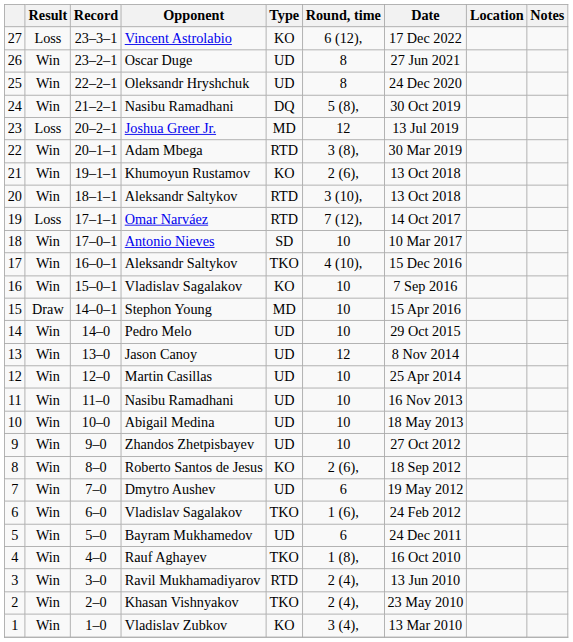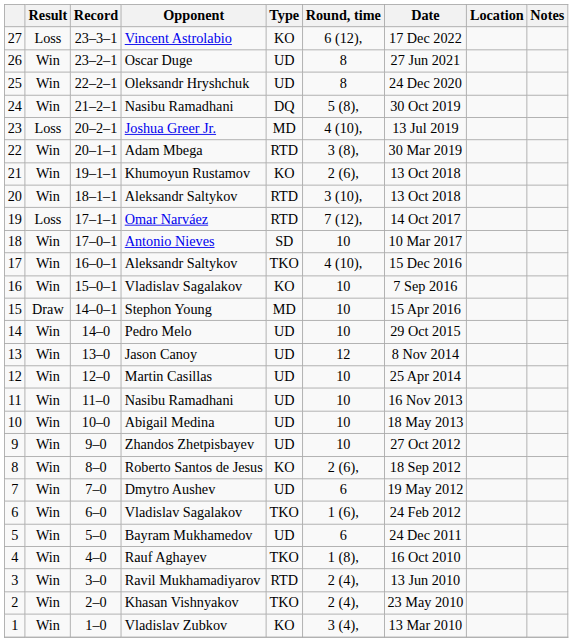(343, 128) 12 -> (343, 128) 4 (10),
